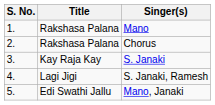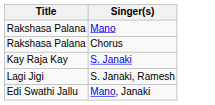- column: (21, 12)
